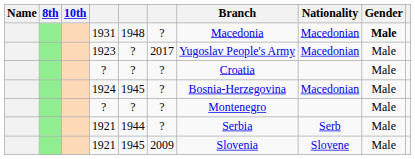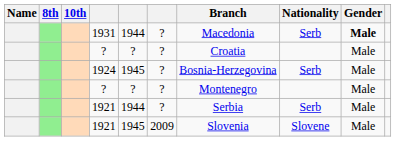(133, 32) 1948 -> (133, 32) 1944
(330, 32) Macedonian -> (310, 32) Serb
- row: (22, 51)
(330, 88) Macedonian -> (310, 70) Serb
